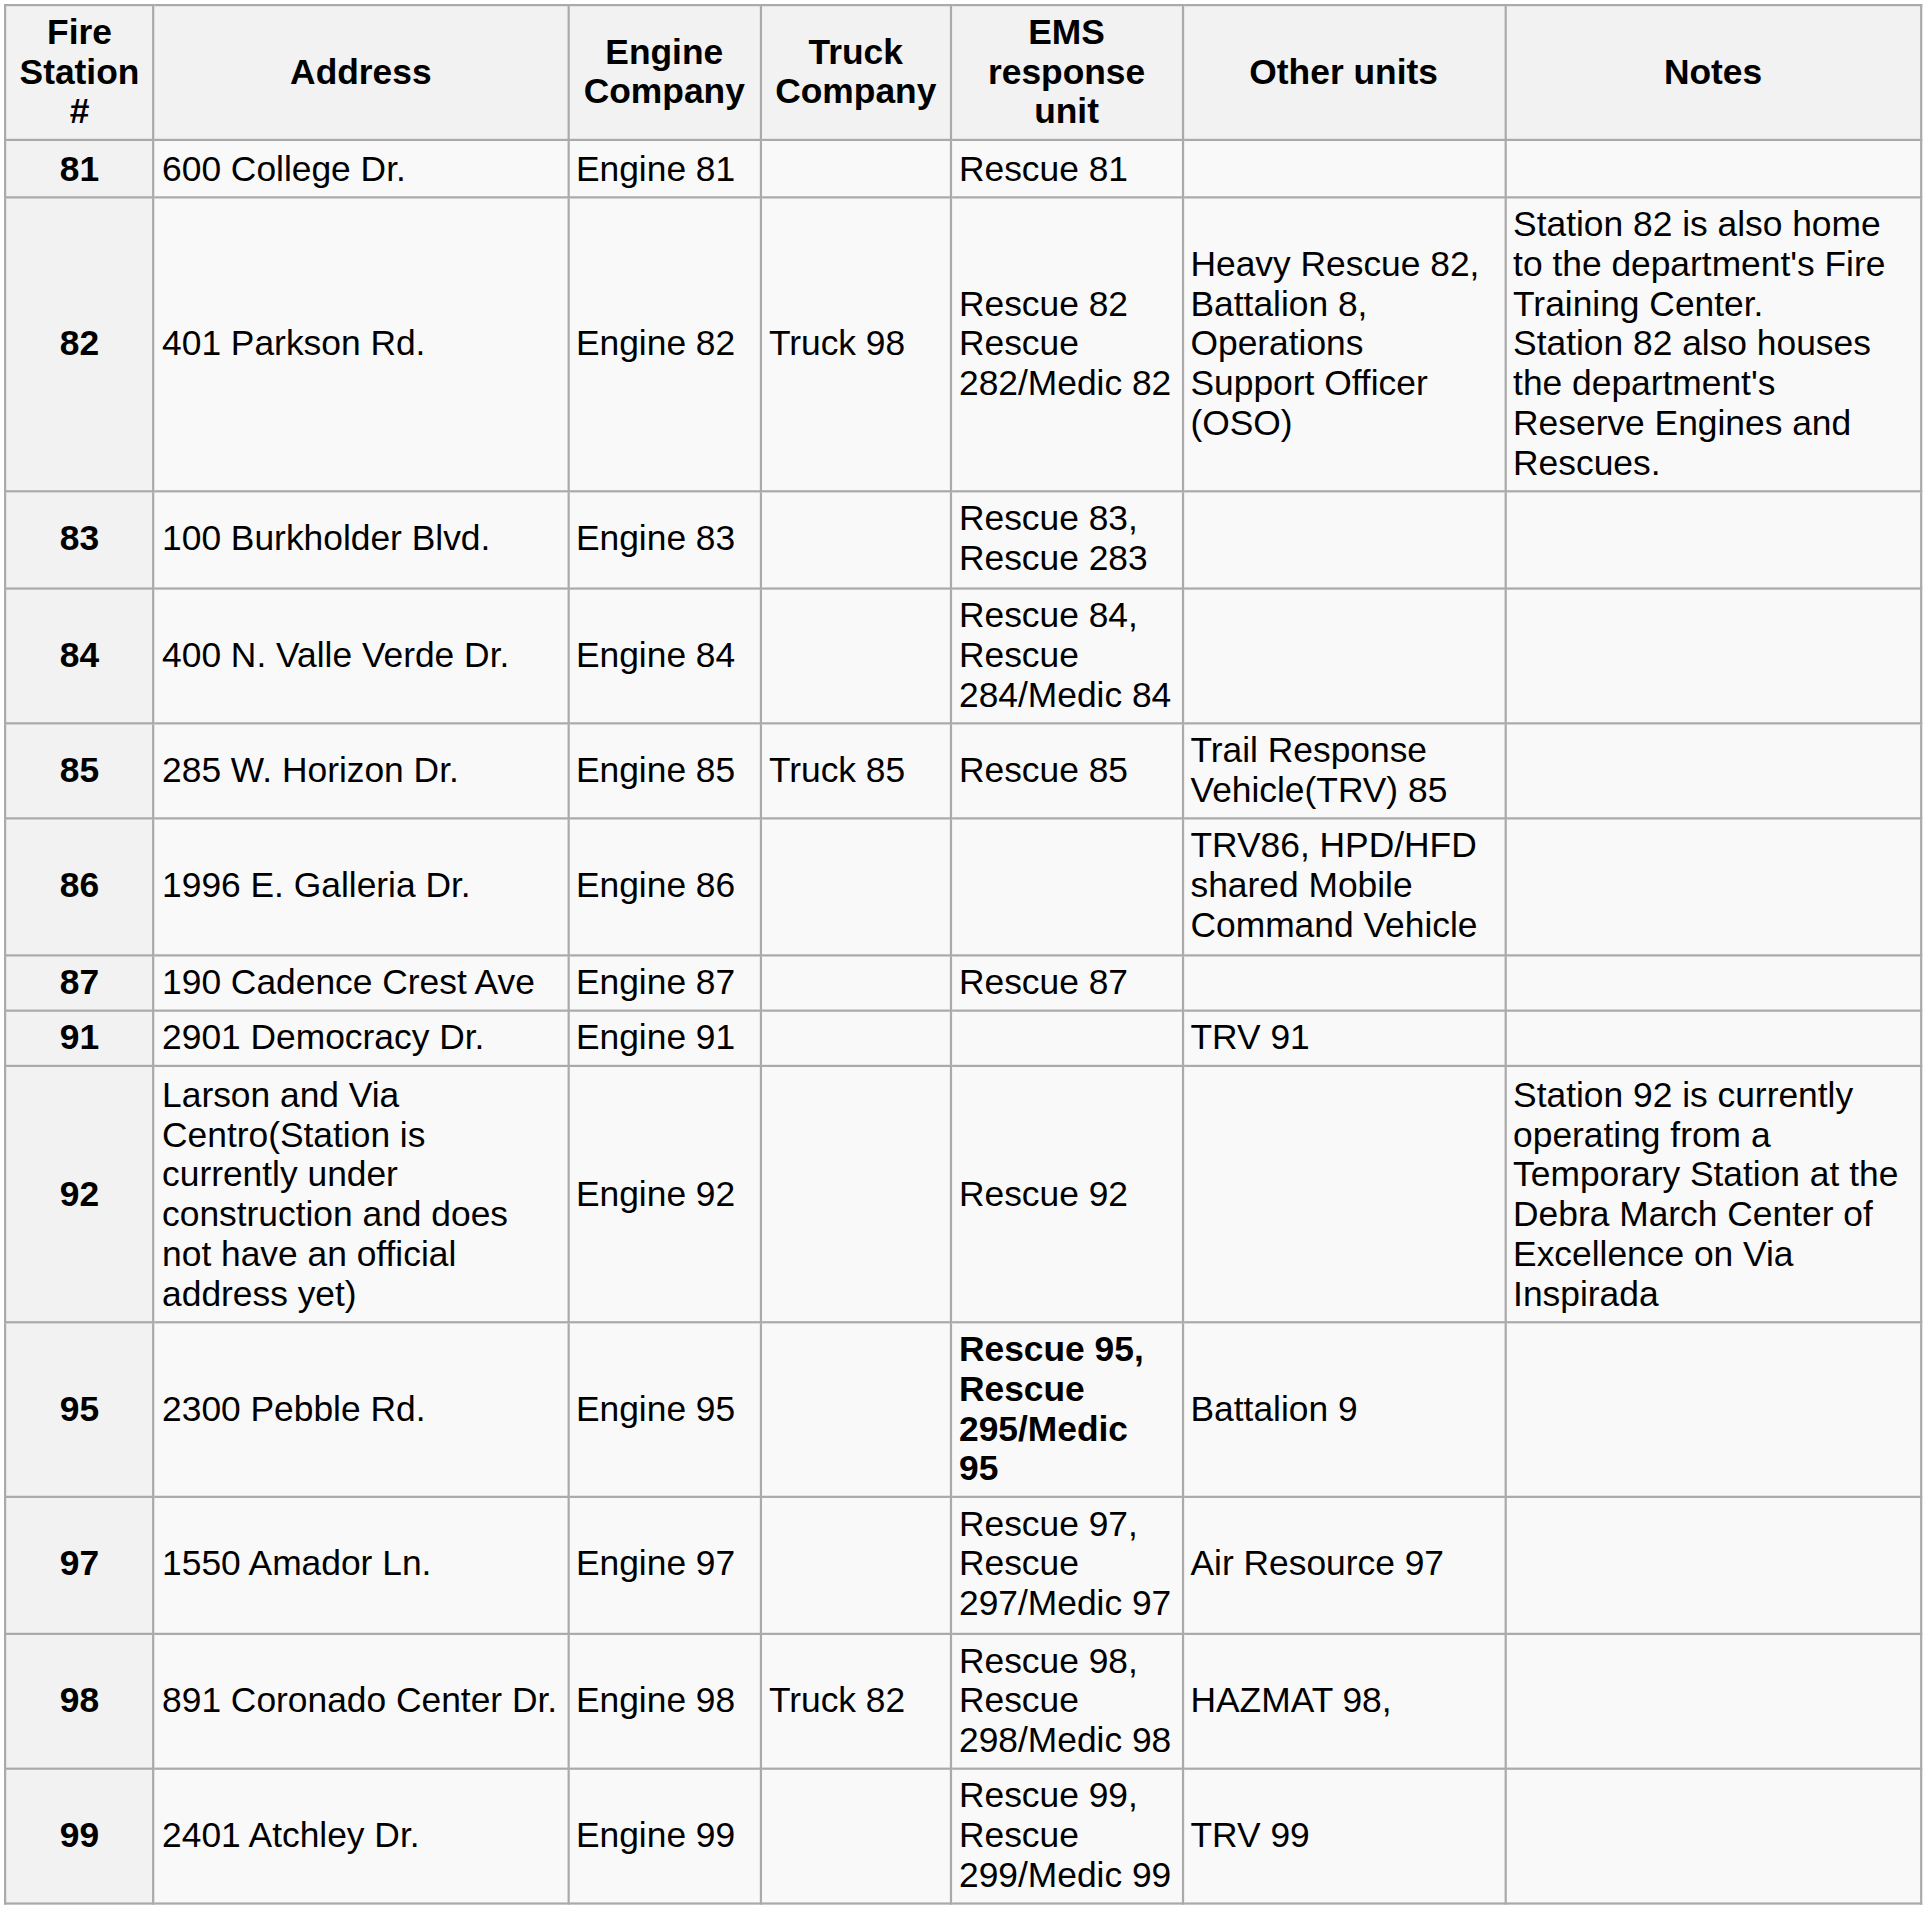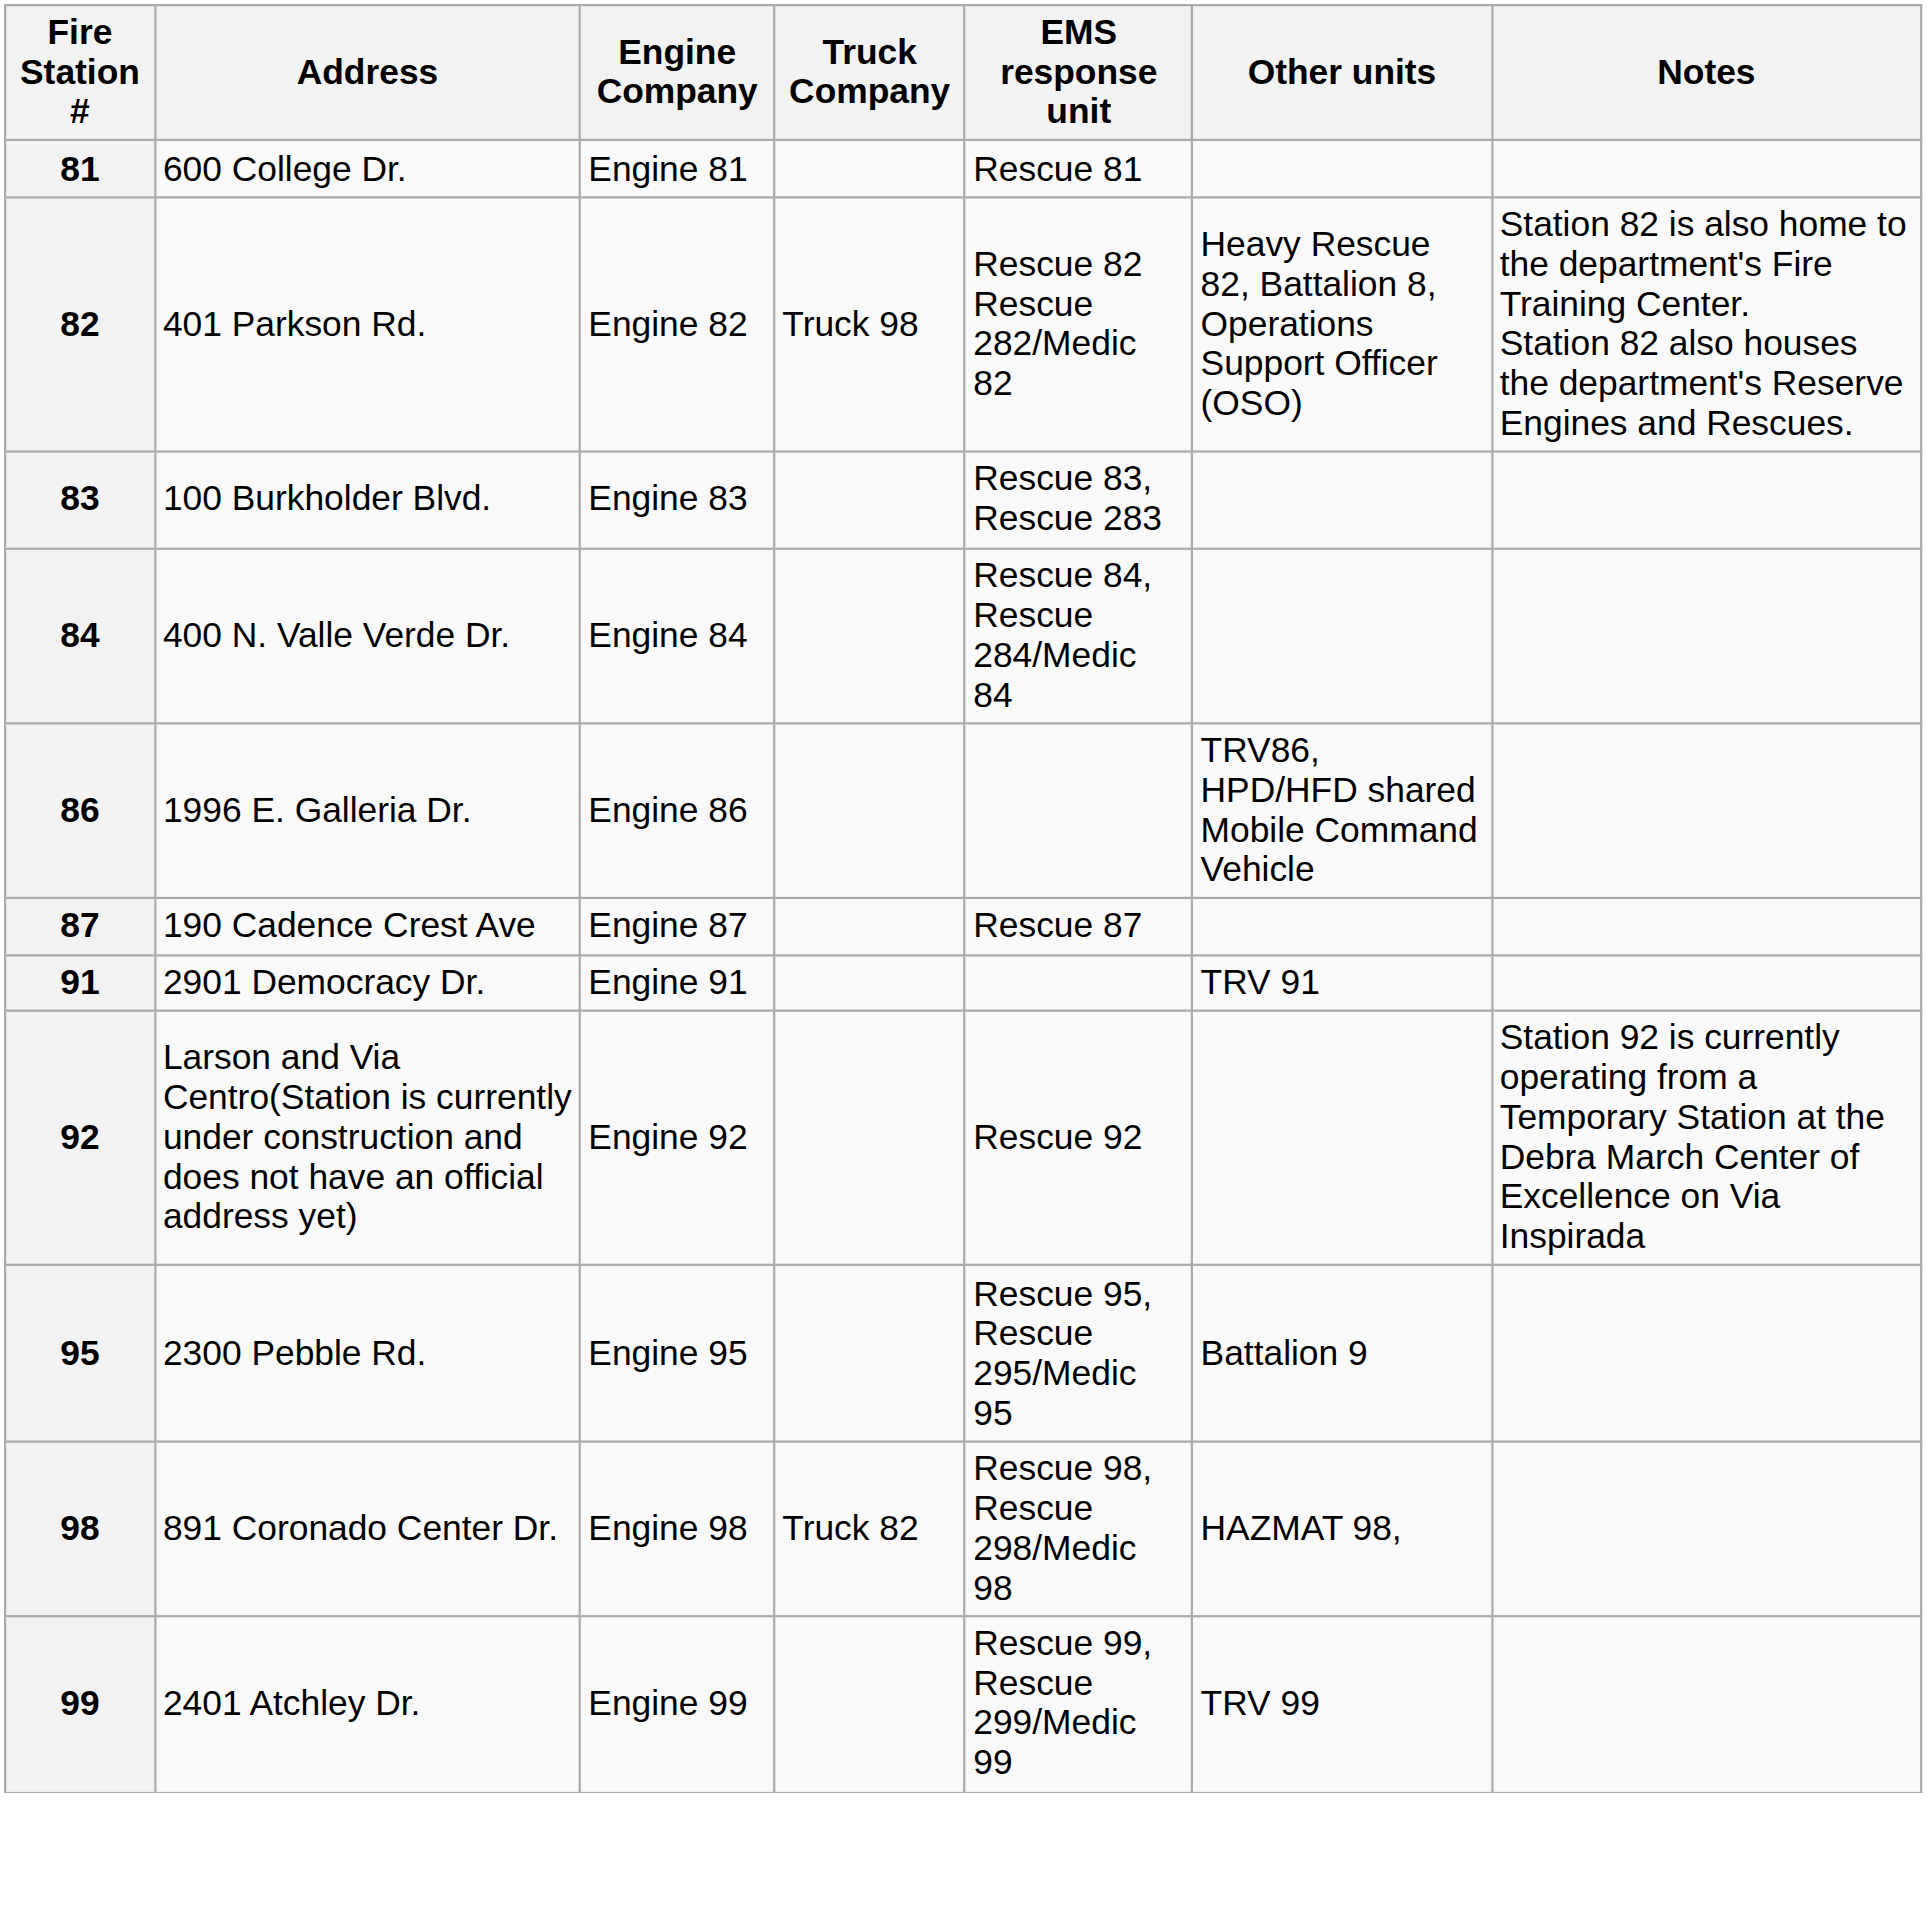- row: (80, 770)
(1051, 1408) bold -> (1063, 1352) normal
- row: (80, 1564)
